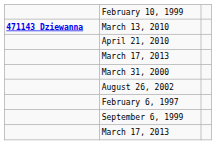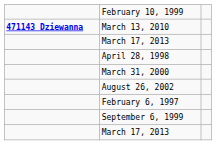- row: (52, 42)
+ row: (52, 57)
